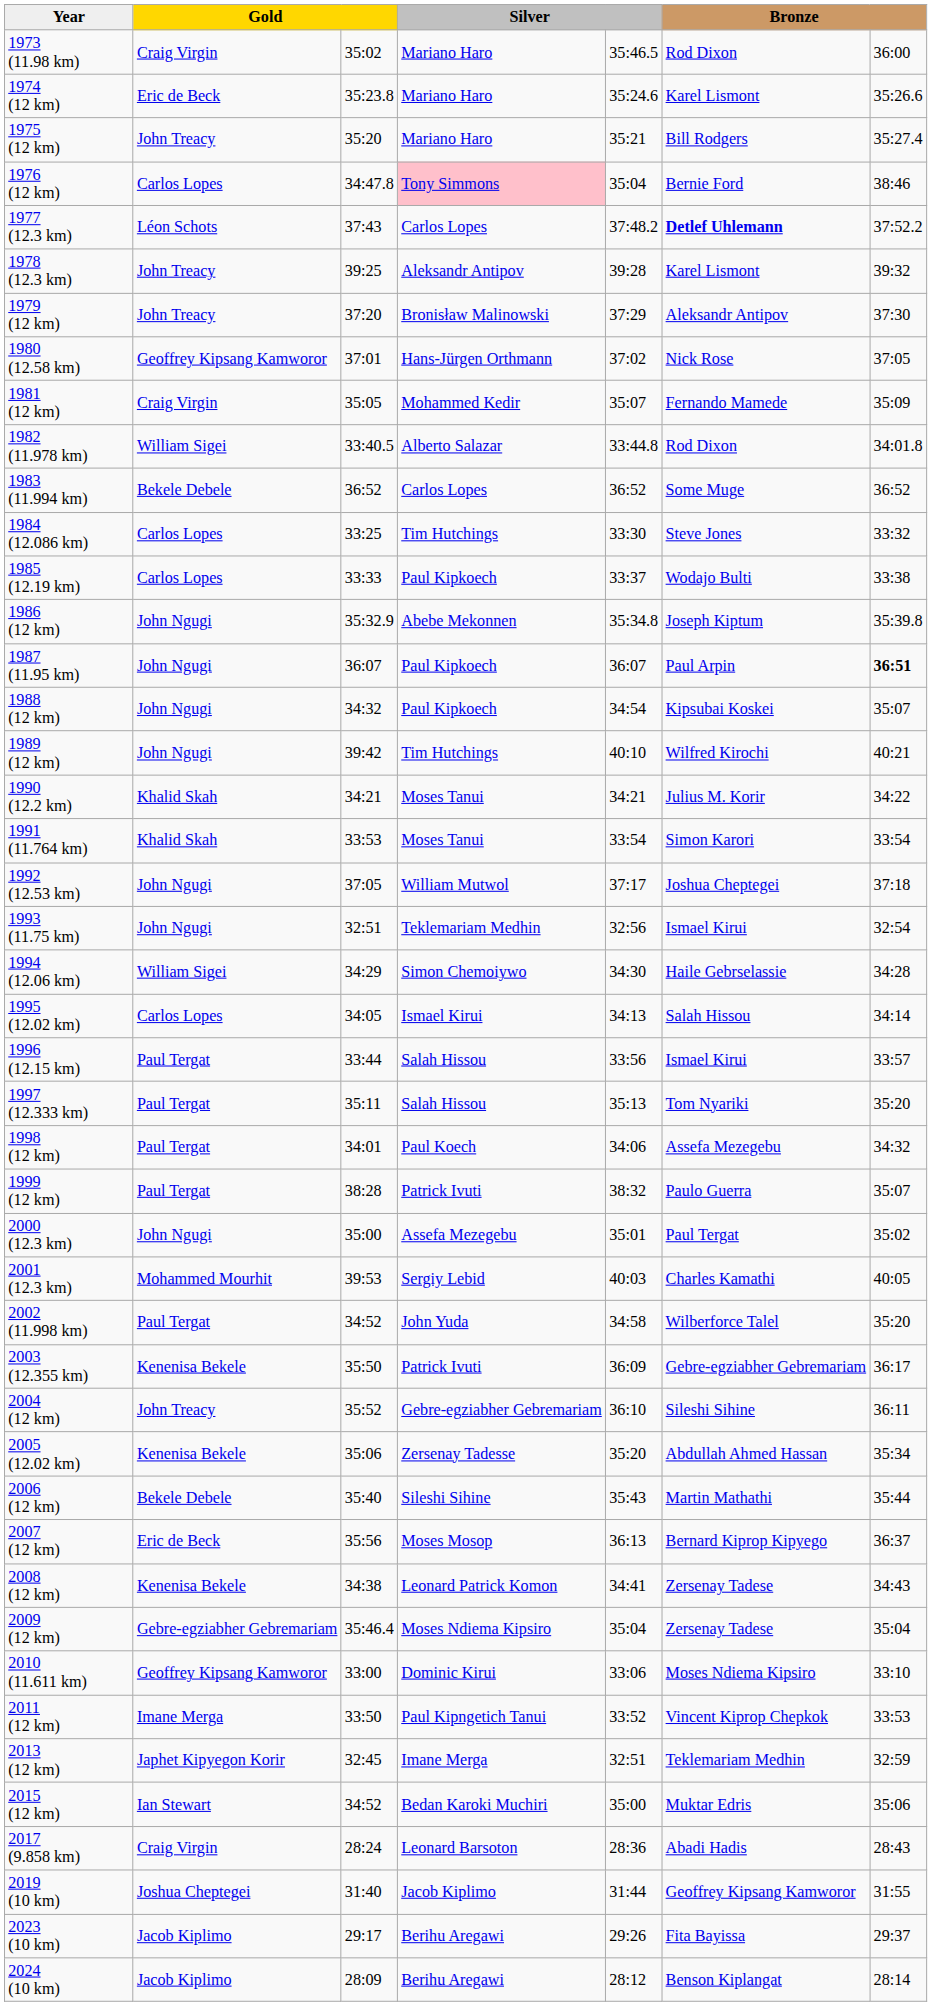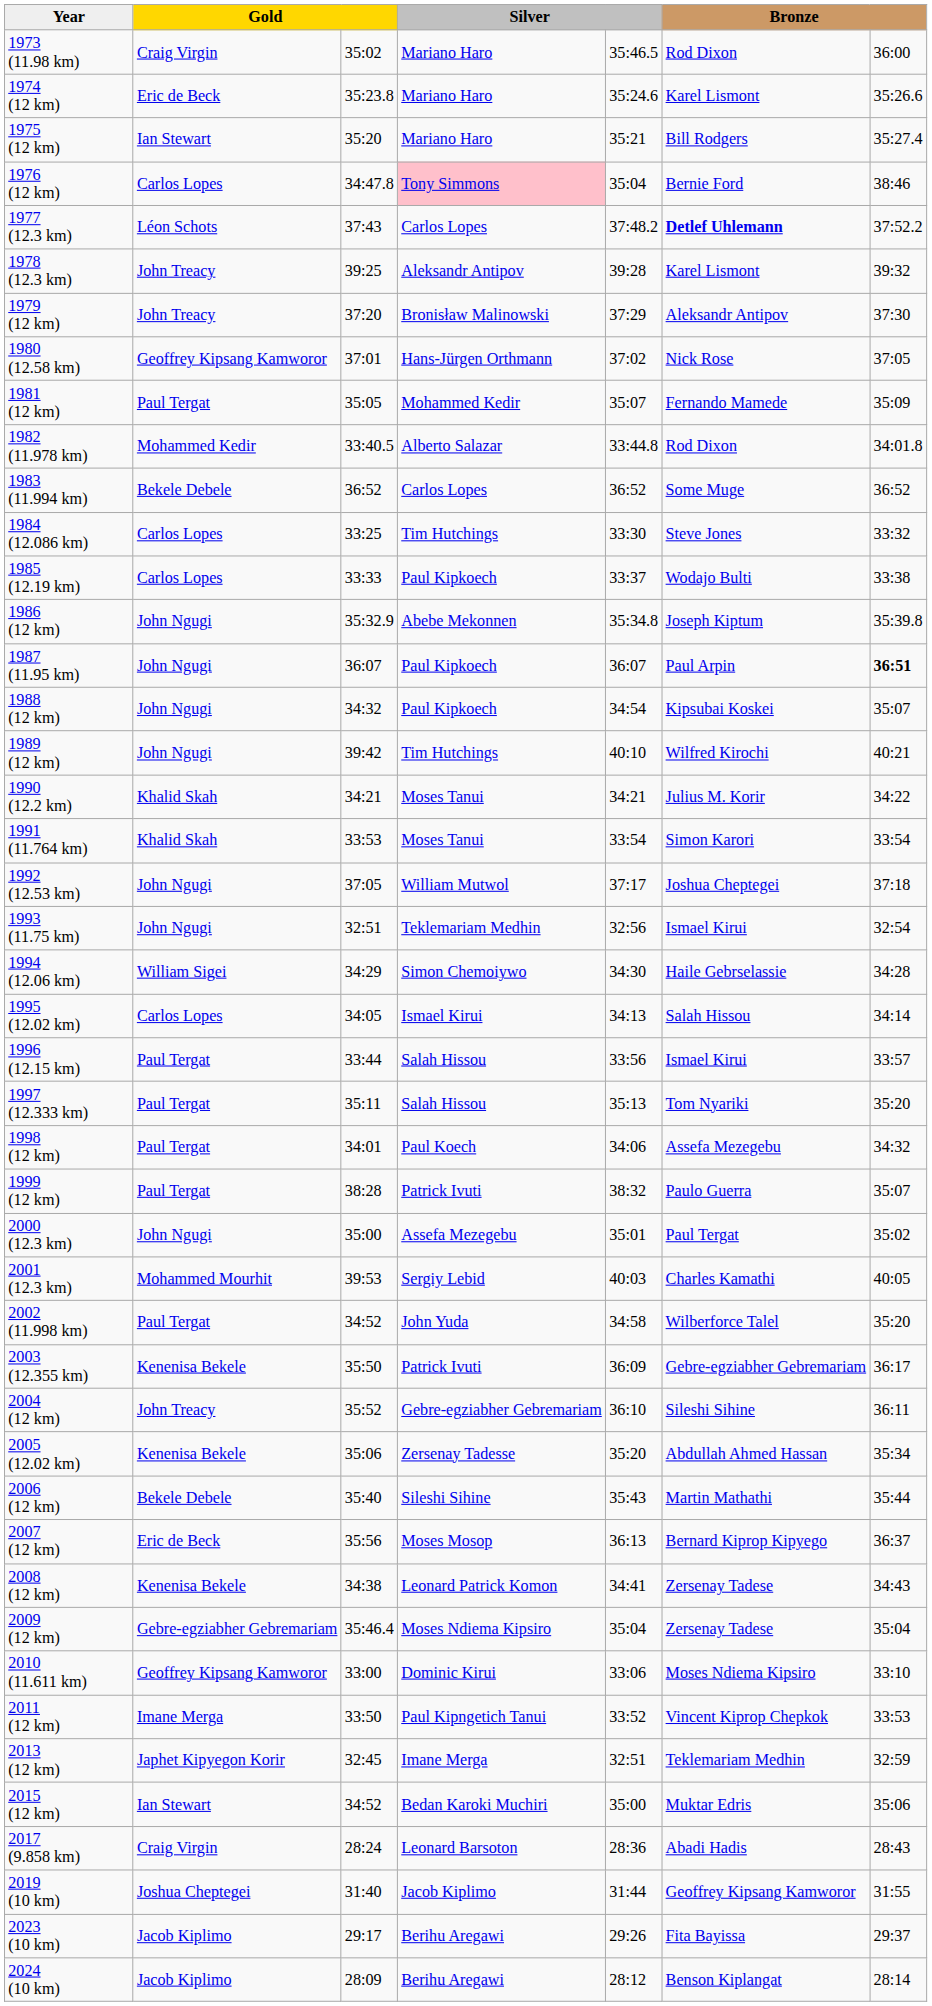(176, 139) John Treacy -> (174, 139) Ian Stewart
(177, 402) Craig Virgin -> (173, 402) Paul Tergat
(182, 446) William Sigei -> (196, 446) Mohammed Kedir
